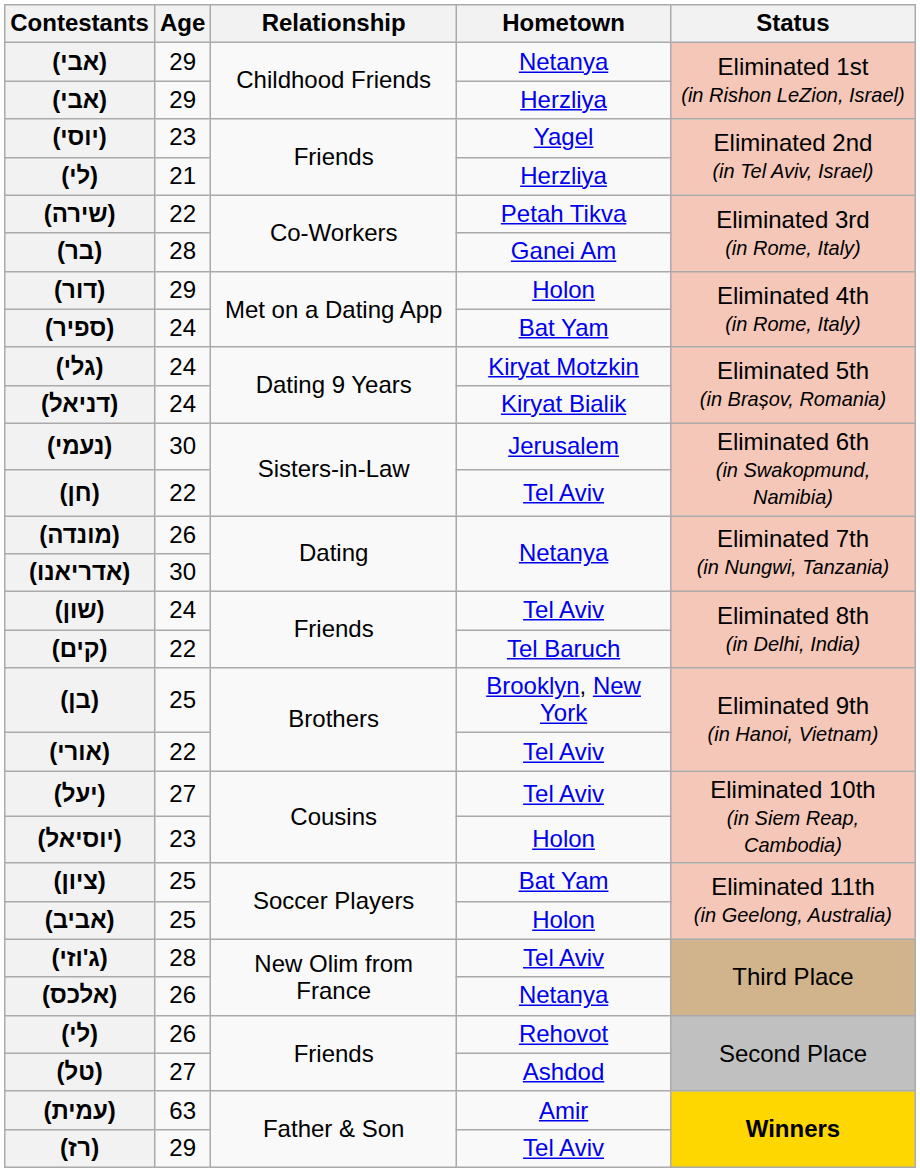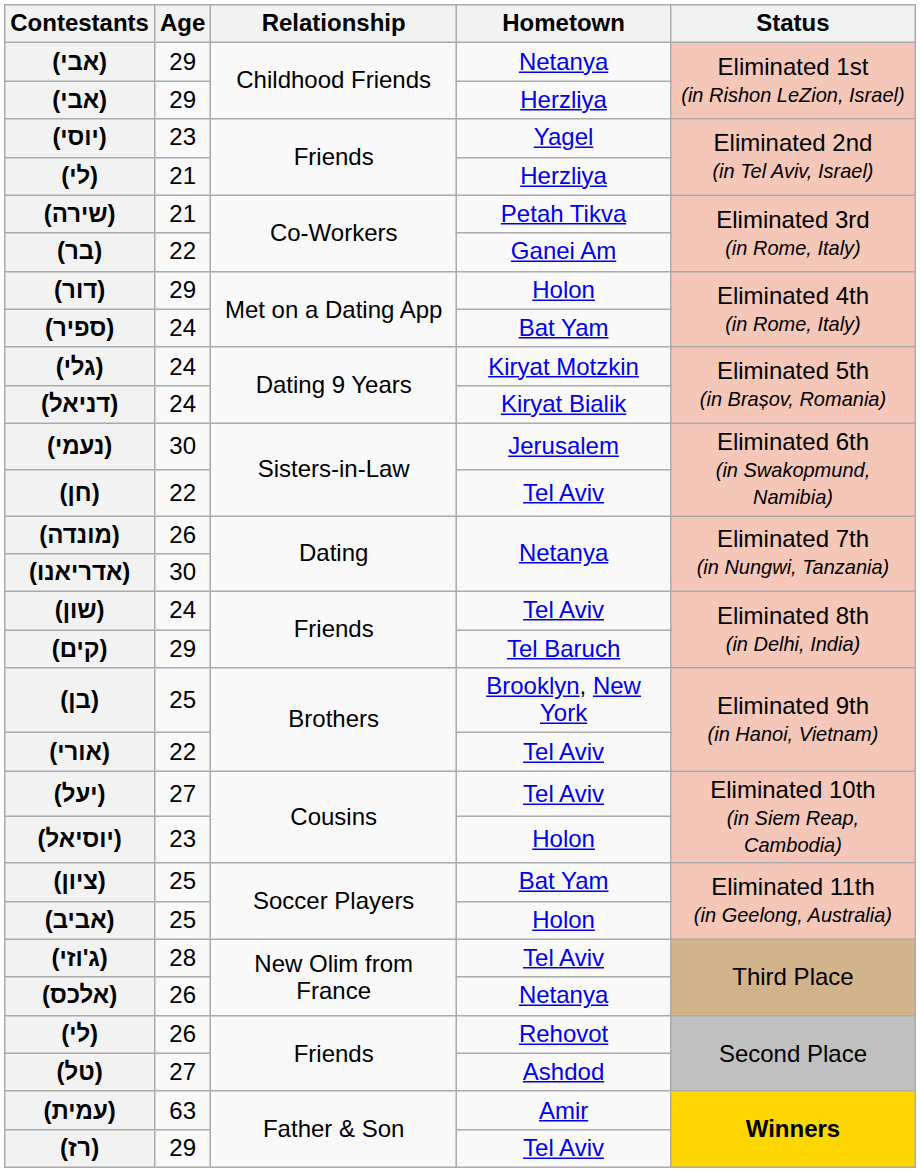(183, 213) 22 -> (183, 213) 21
(183, 251) 28 -> (183, 251) 22
(183, 648) 22 -> (183, 648) 29
